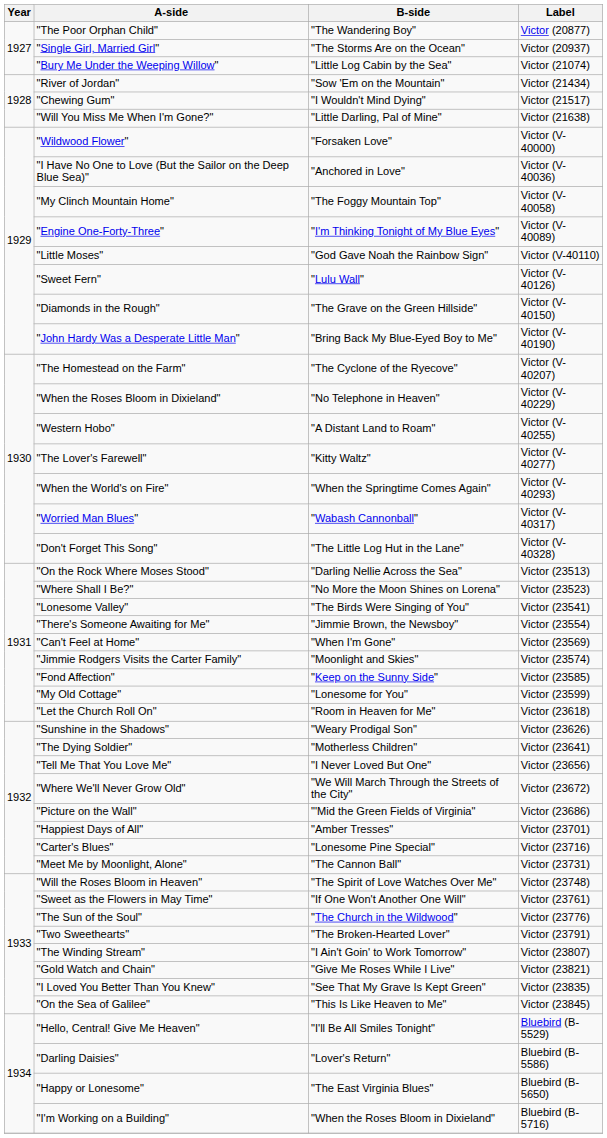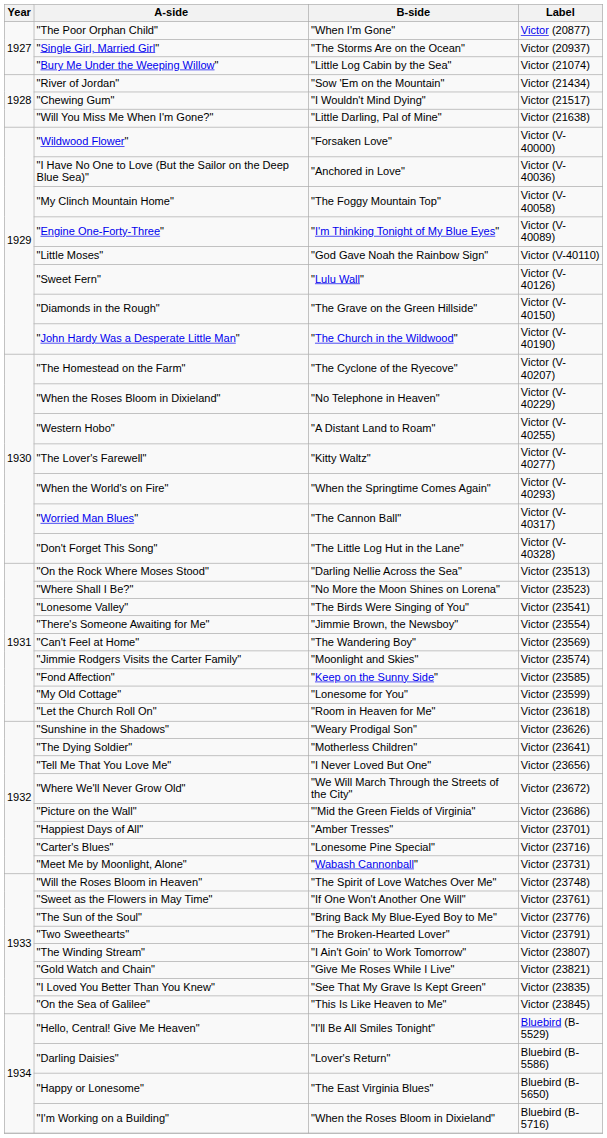(364, 30) "The Wandering Boy" -> (353, 30) "When I'm Gone"
(404, 339) "Bring Back My Blue-Eyed Boy to Me" -> (384, 339) "The Church in the Wildwood"
(364, 518) "Wabash Cannonball" -> (356, 518) "The Cannon Ball"
(353, 642) "When I'm Gone" -> (364, 642) "The Wandering Boy"
(356, 864) "The Cannon Ball" -> (364, 864) "Wabash Cannonball"
(384, 917) "The Church in the Wildwood" -> (404, 917) "Bring Back My Blue-Eyed Boy to Me"
